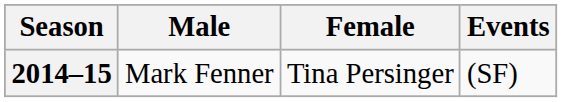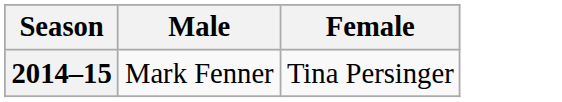- column: (508, 27)
